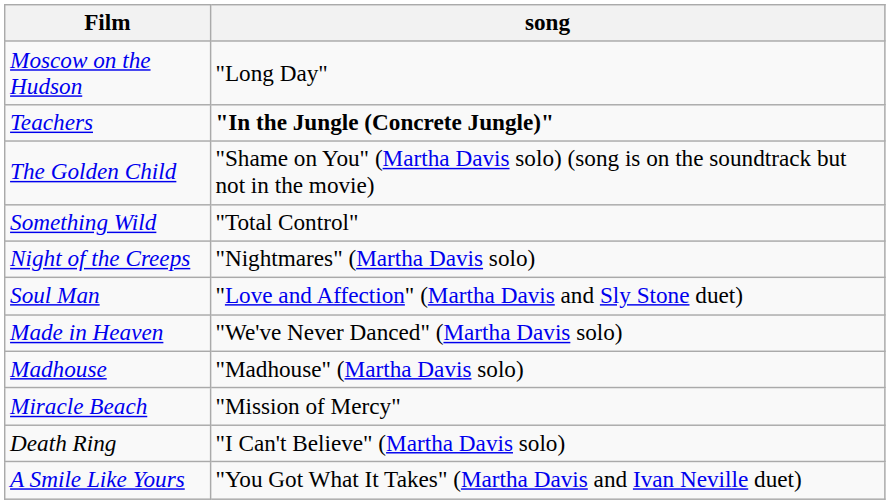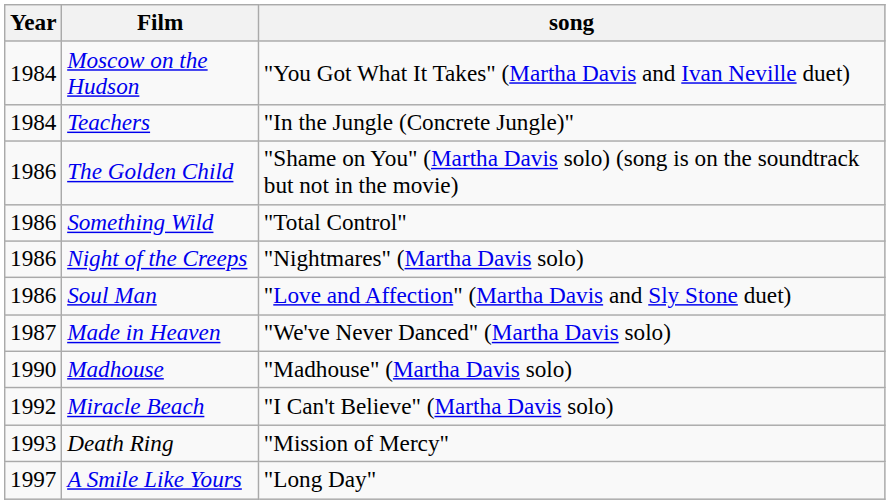+ column: (33, 22)
(272, 72) "Long Day" -> (557, 72) "You Got What It Takes" (Martha Davis and Ivan Neville duet)
(385, 122) bold -> (419, 122) normal
(308, 406) "Mission of Mercy" -> (439, 406) "I Can't Believe" (Martha Davis solo)
(390, 443) "I Can't Believe" (Martha Davis solo) -> (356, 443) "Mission of Mercy"
(509, 479) "You Got What It Takes" (Martha Davis and Ivan Neville duet) -> (320, 479) "Long Day"
